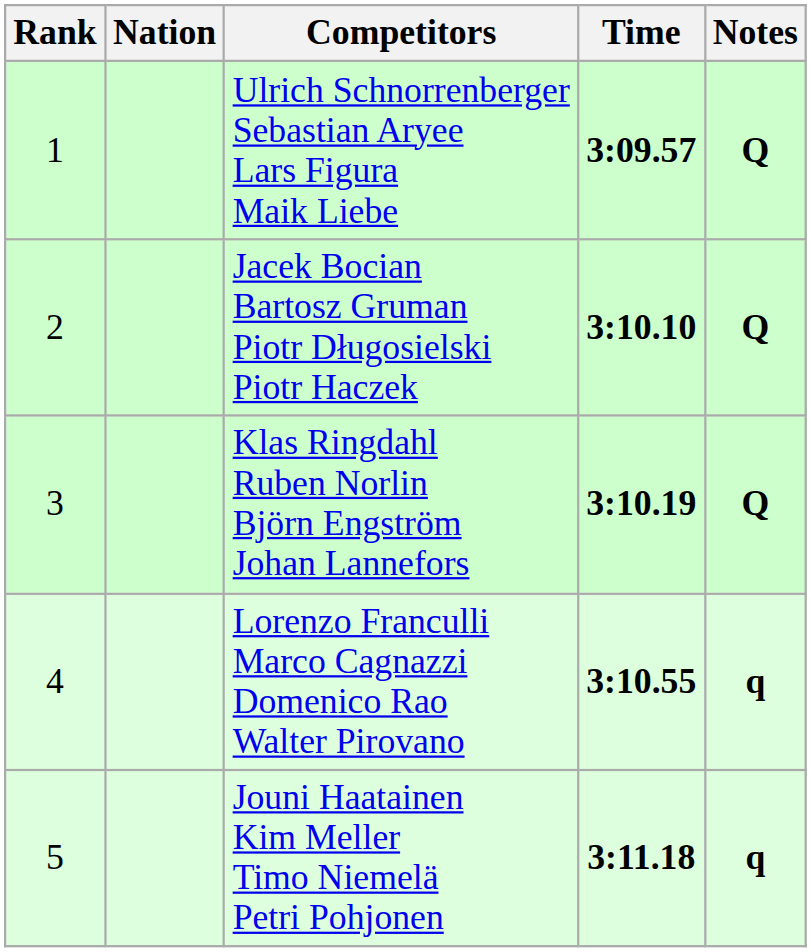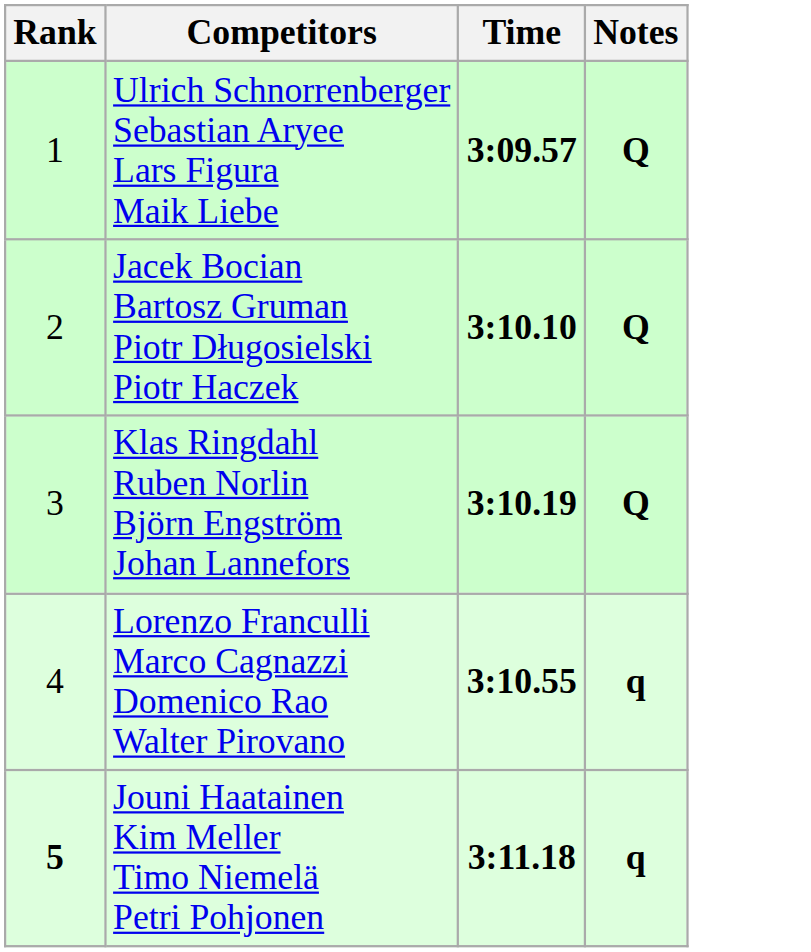- column: (165, 32)
(55, 857) normal -> (55, 857) bold
